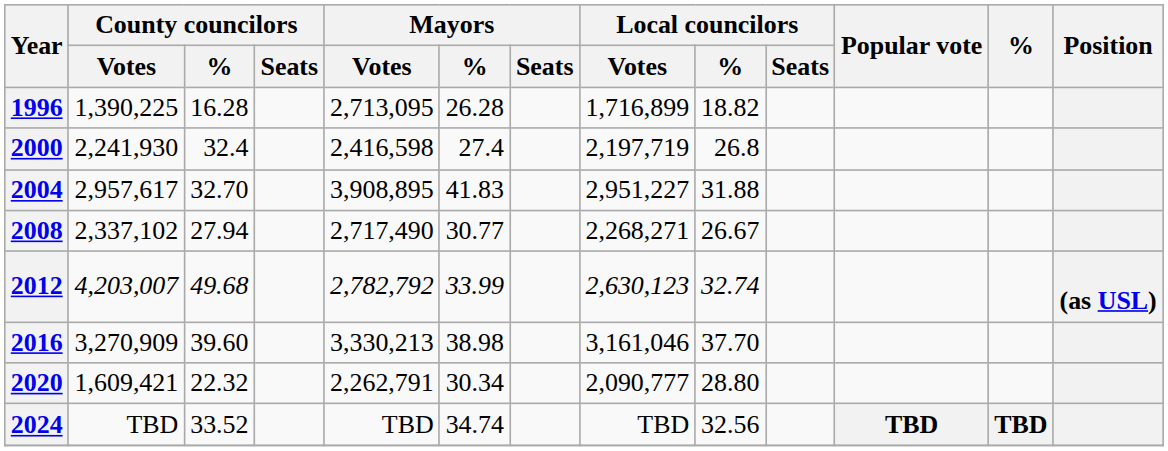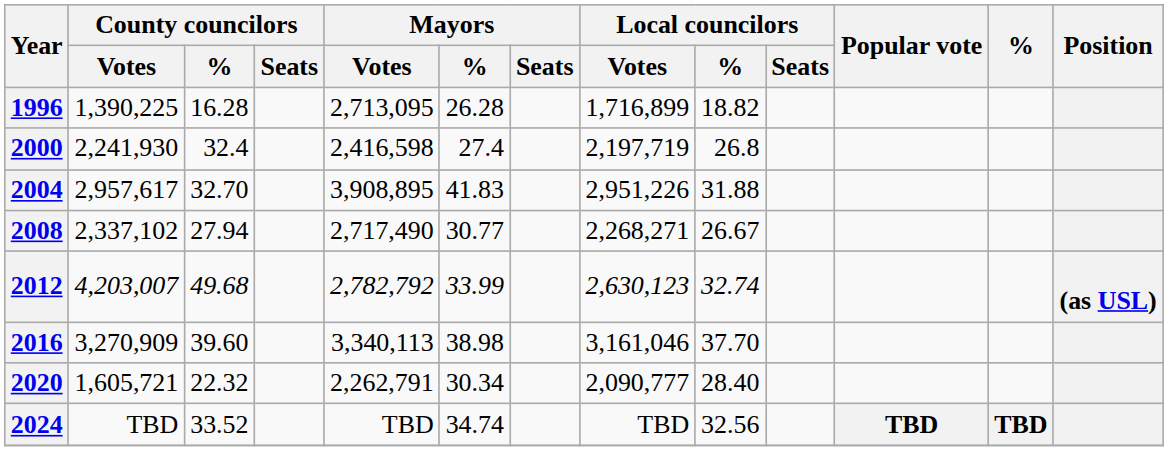(637, 189) 2,951,227 -> (637, 189) 2,951,226
(382, 341) 3,330,213 -> (382, 341) 3,340,113
(126, 383) 1,609,421 -> (126, 383) 1,605,721
(730, 383) 28.80 -> (730, 383) 28.40
